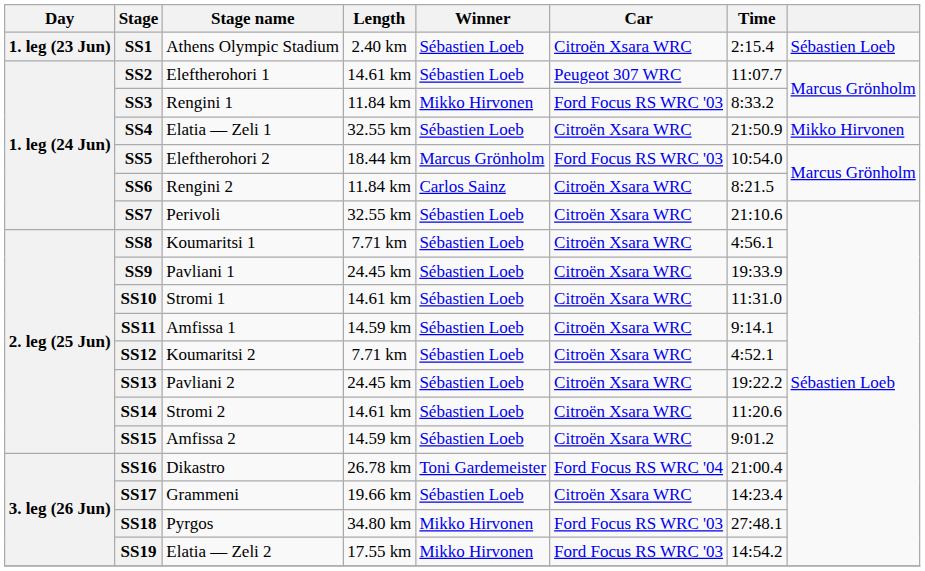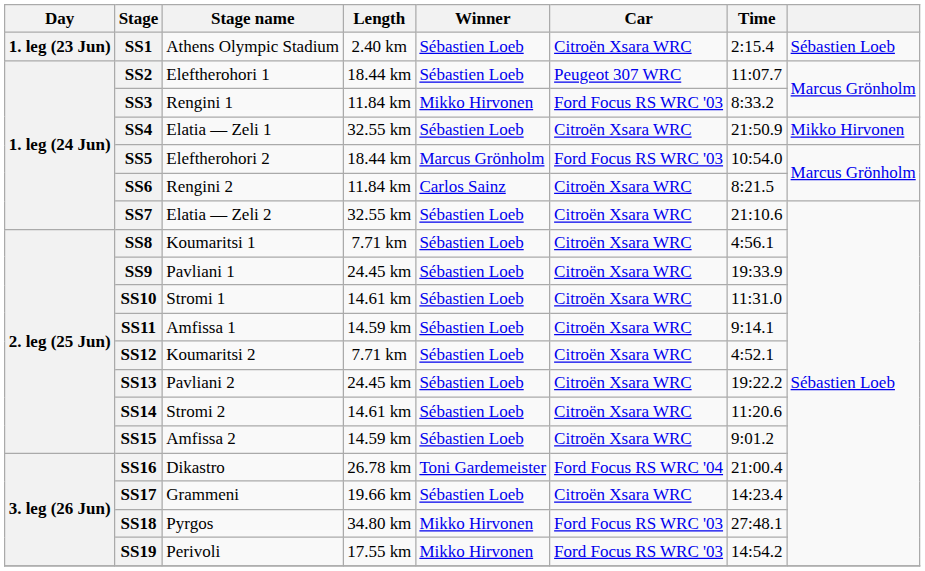(379, 74) 14.61 km -> (379, 74) 18.44 km
(193, 214) Perivoli -> (219, 214) Elatia — Zeli 2
(219, 551) Elatia — Zeli 2 -> (193, 551) Perivoli
